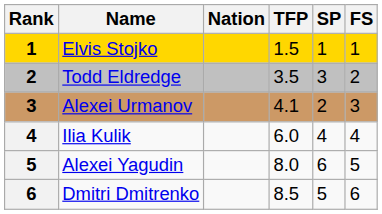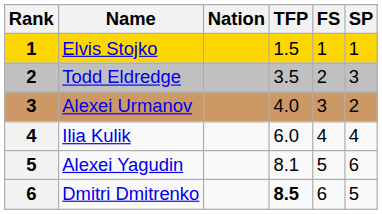columns swapped: (329, 19) <-> (362, 19)
(286, 106) 4.1 -> (286, 106) 4.0
(286, 164) 8.0 -> (286, 164) 8.1
(286, 194) normal -> (286, 194) bold
